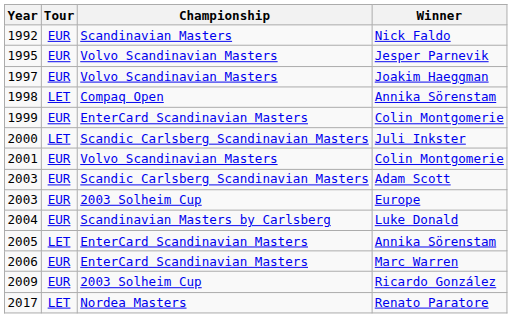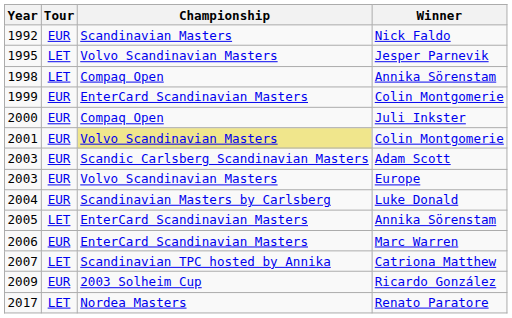(59, 56) EUR -> (59, 56) LET
- row: (23, 76)
(59, 138) LET -> (59, 118) EUR
(224, 138) Scandic Carlsberg Scandinavian Masters -> (122, 118) Compaq Open
(179, 159) no background -> (179, 138) khaki background
(141, 200) 2003 Solheim Cup -> (179, 179) Volvo Scandinavian Masters
+ row: (23, 261)
